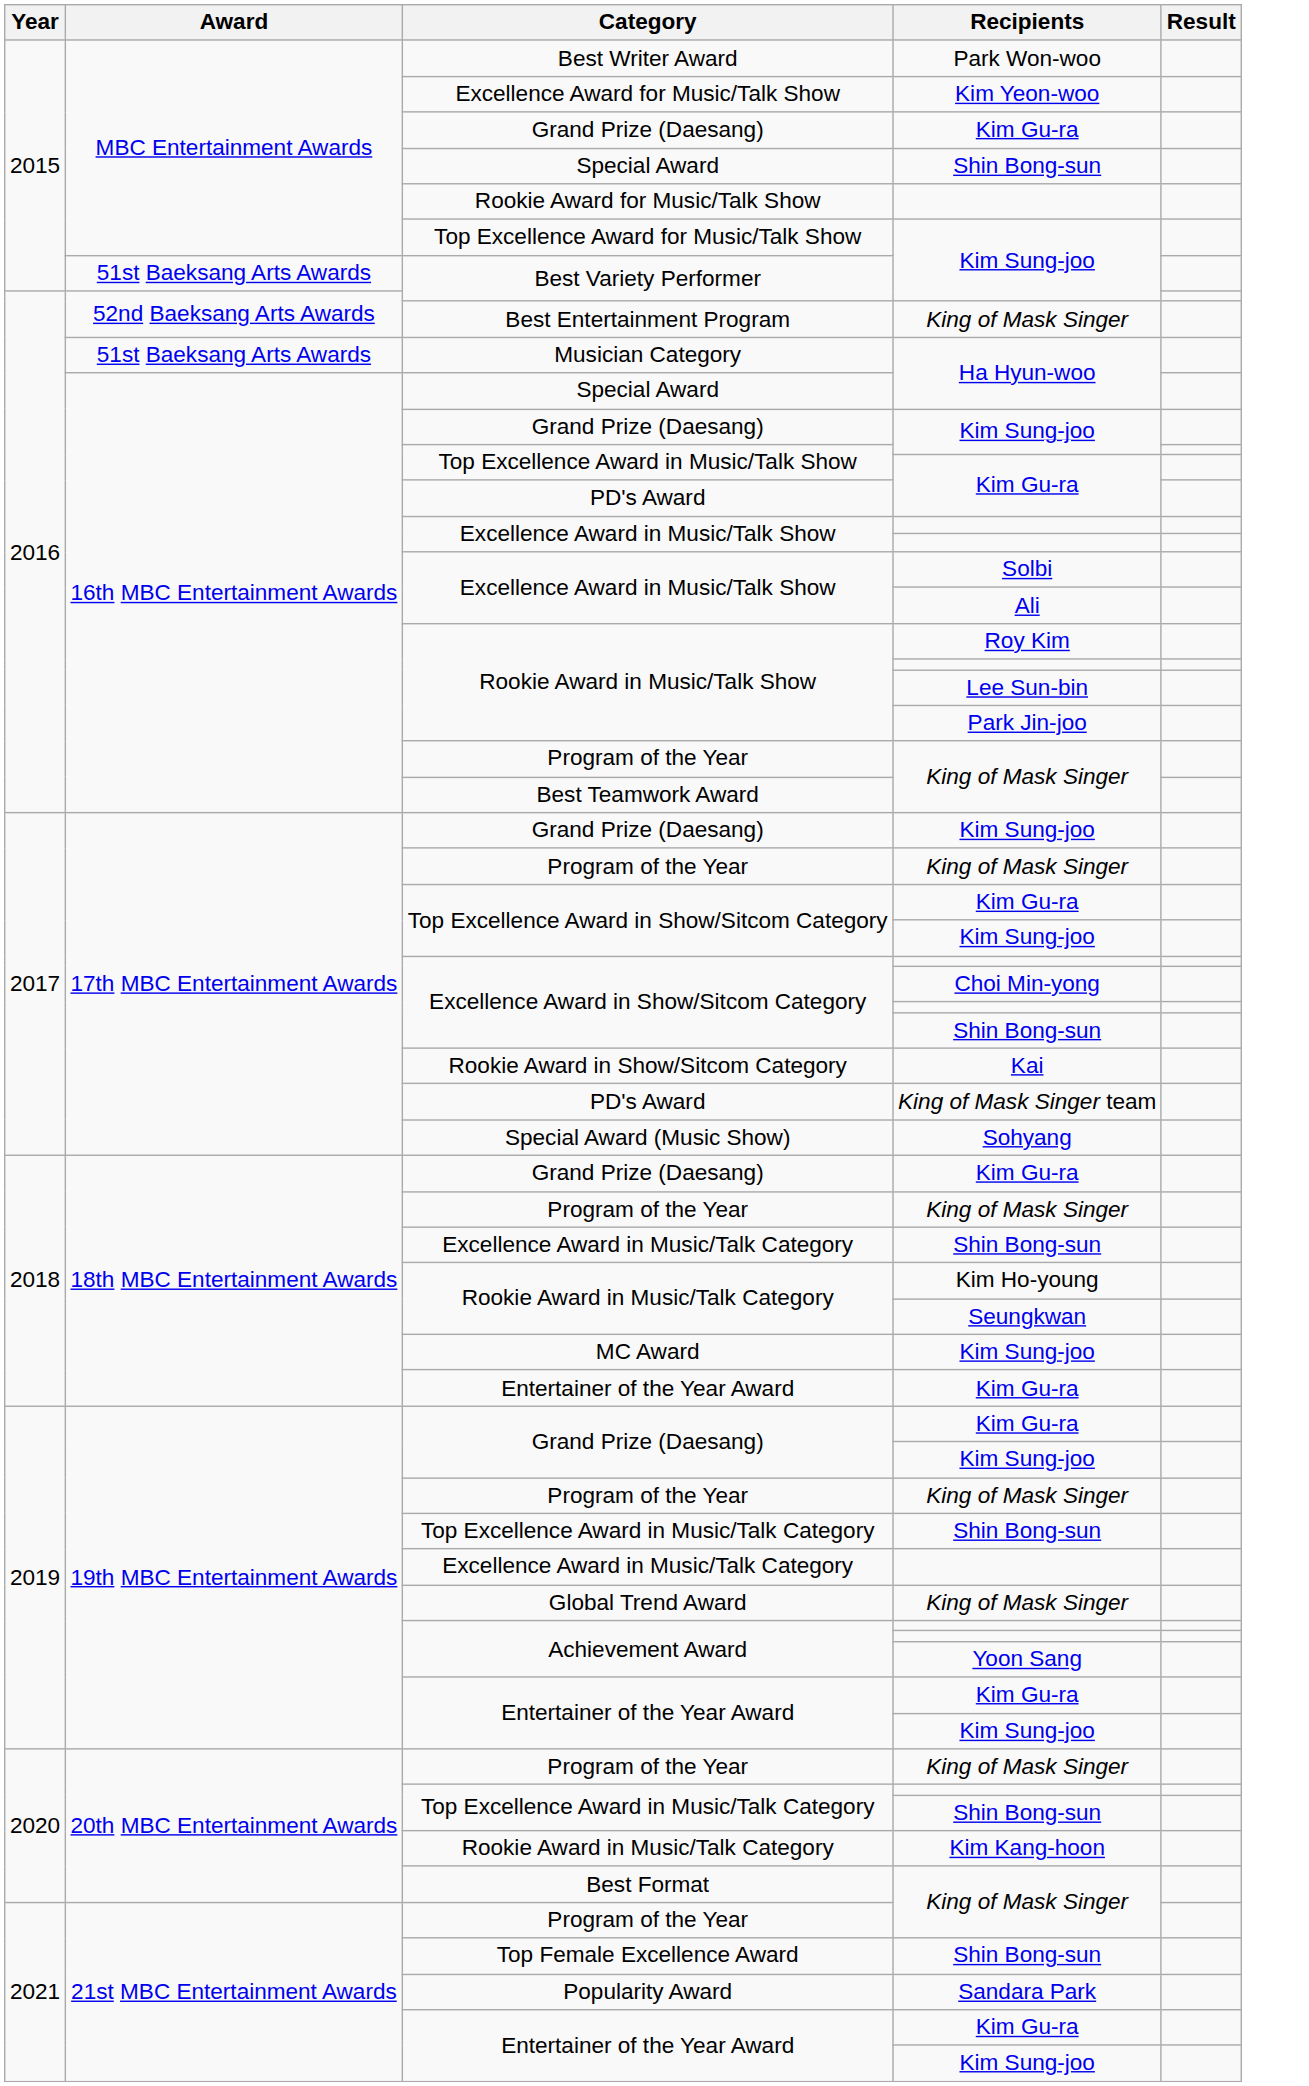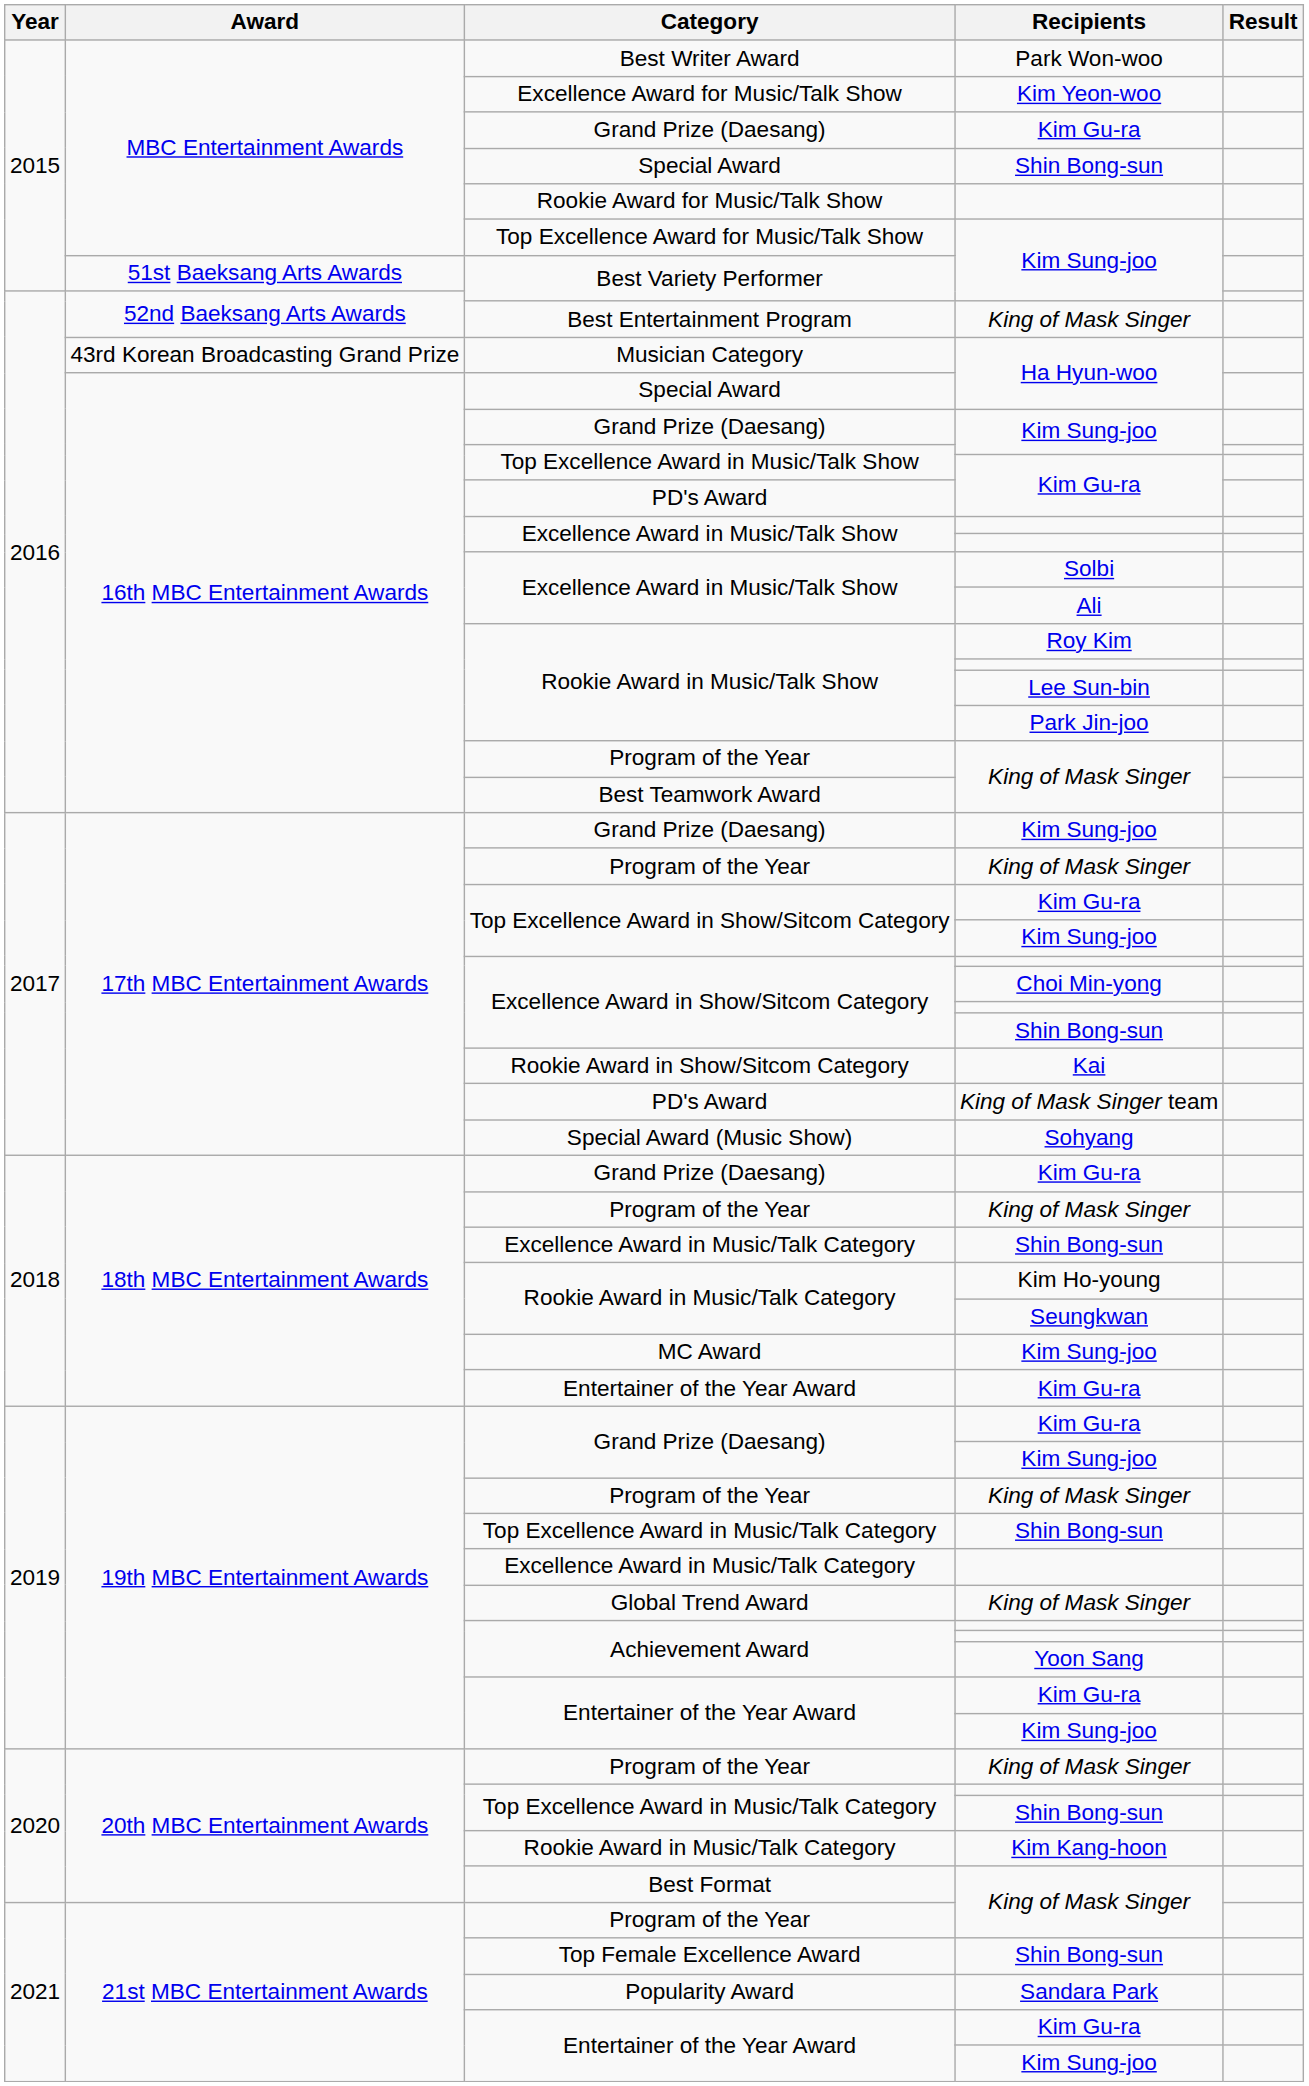(234, 354) 51st Baeksang Arts Awards -> (265, 354) 43rd Korean Broadcasting Grand Prize
